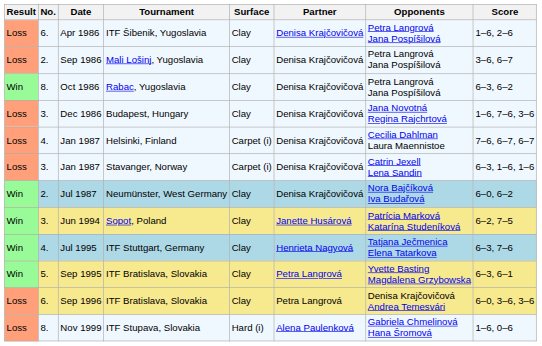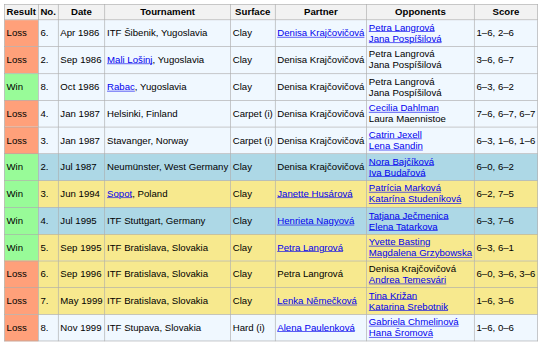- row: (81, 113)
+ row: (81, 300)
